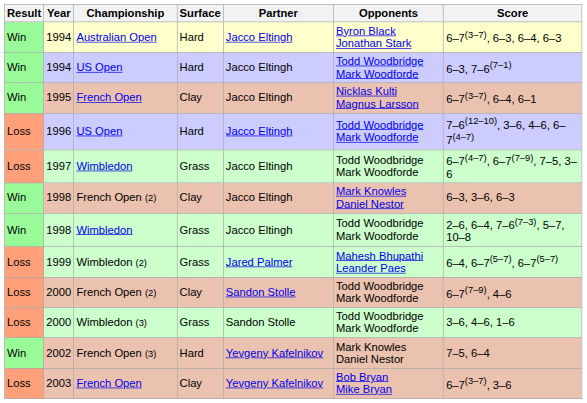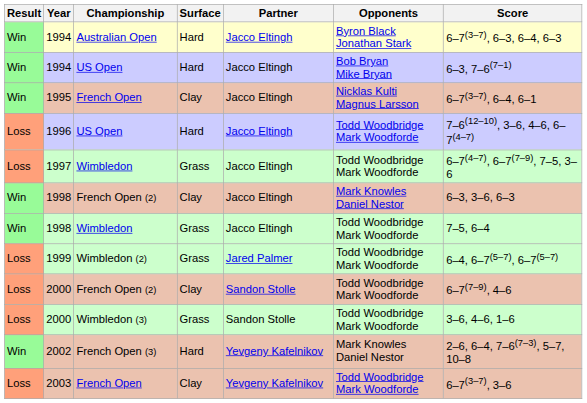(380, 67) Todd Woodbridge Mark Woodforde -> (364, 67) Bob Bryan Mike Bryan
(505, 230) 2–6, 6–4, 7–6(7–3), 5–7, 10–8 -> (468, 228) 7–5, 6–4
(380, 262) Mahesh Bhupathi Leander Paes -> (380, 259) Todd Woodbridge Mark Woodforde
(468, 353) 7–5, 6–4 -> (505, 351) 2–6, 6–4, 7–6(7–3), 5–7, 10–8
(364, 383) Bob Bryan Mike Bryan -> (380, 383) Todd Woodbridge Mark Woodforde
